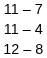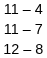rows swapped: (23, 9) <-> (23, 29)
